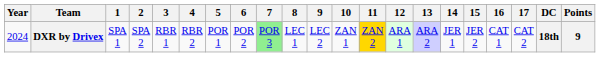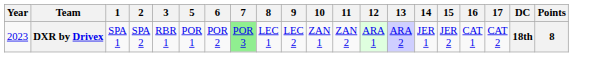- column: (192, 12)
(18, 36) 2024 -> (18, 36) 2023
(373, 36) gold background -> (346, 36) no background
(578, 36) 9 -> (552, 36) 8
